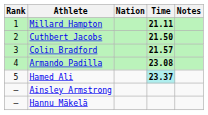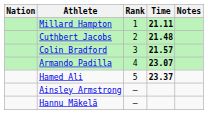columns swapped: (16, 11) <-> (130, 11)
(161, 37) 21.50 -> (161, 37) 21.48
(161, 63) 23.08 -> (161, 63) 23.07
(161, 77) paleturquoise background -> (161, 77) no background
